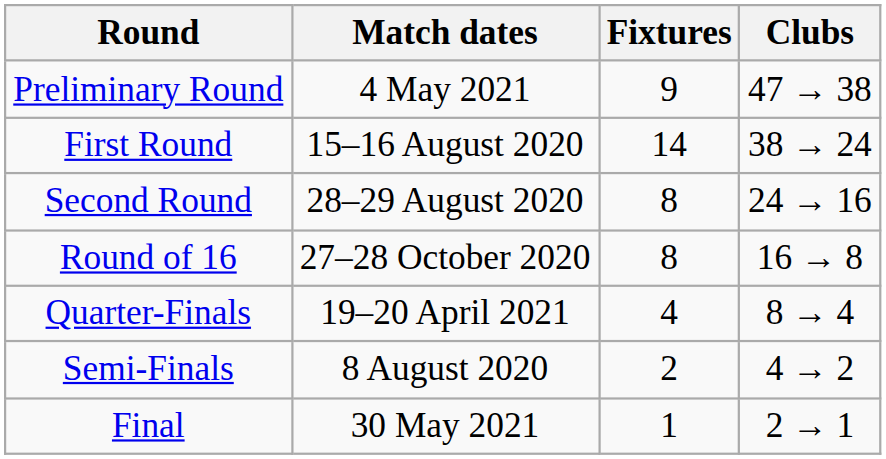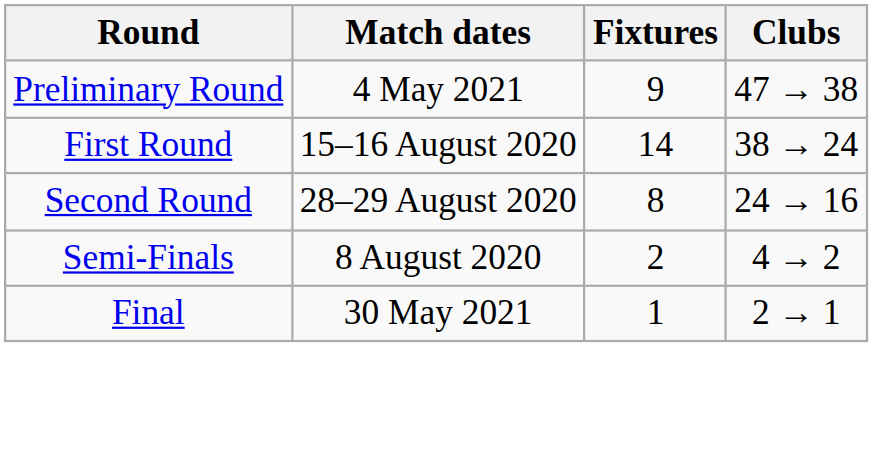- row: (148, 256)
- row: (148, 312)
